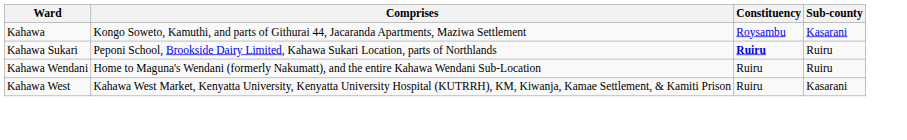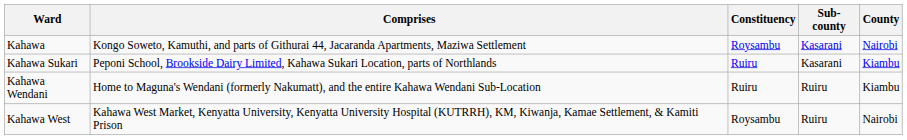+ column: (881, 20)
(751, 50) bold -> (744, 63) normal
(819, 50) Ruiru -> (821, 63) Kasarani
(749, 86) Ruiru -> (756, 119) Roysambu
(827, 86) Kasarani -> (814, 119) Ruiru
